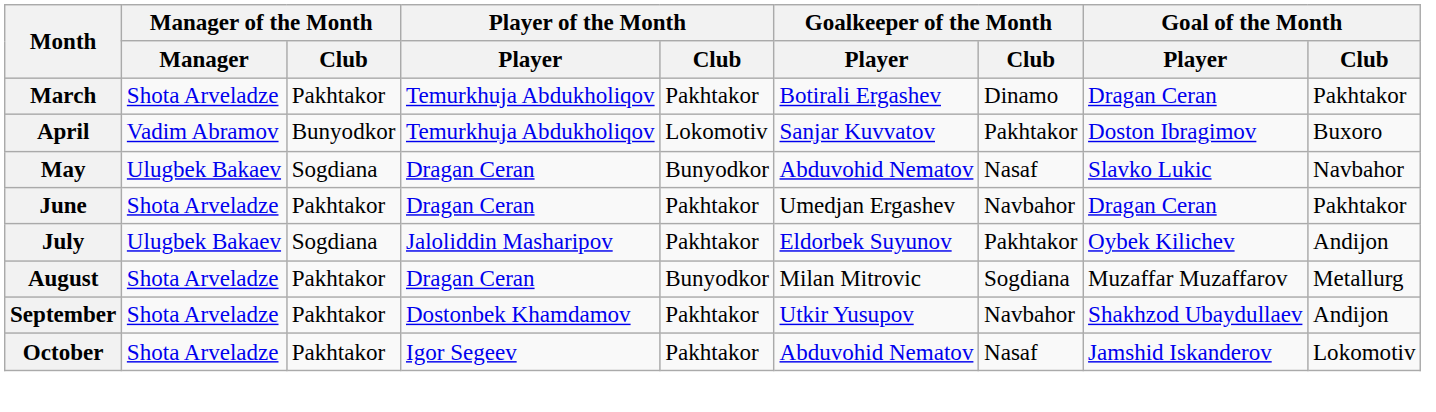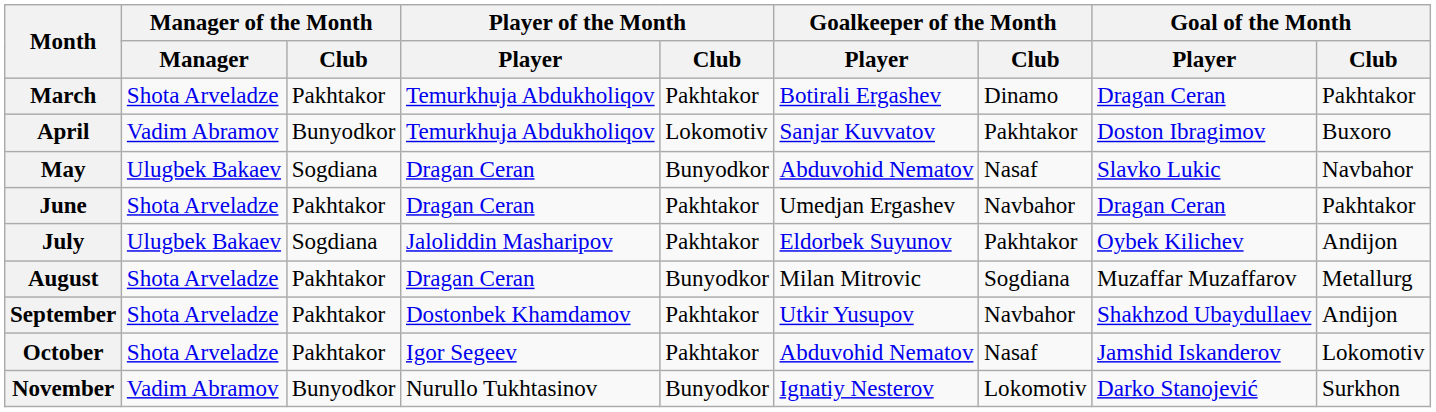+ row: (63, 388)
